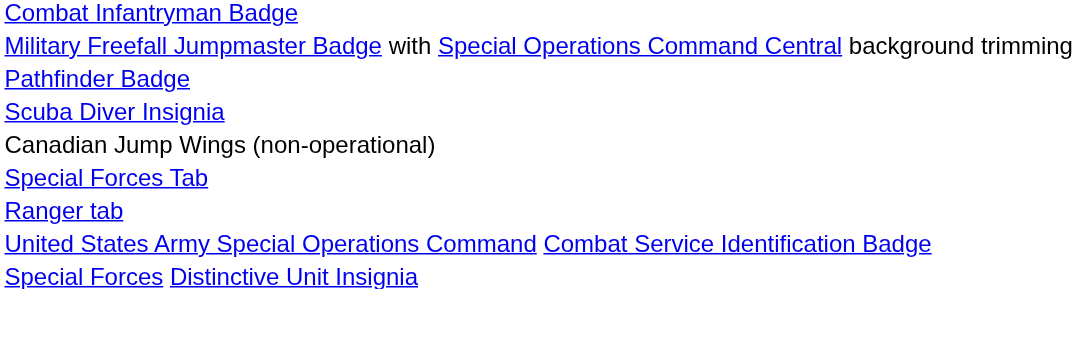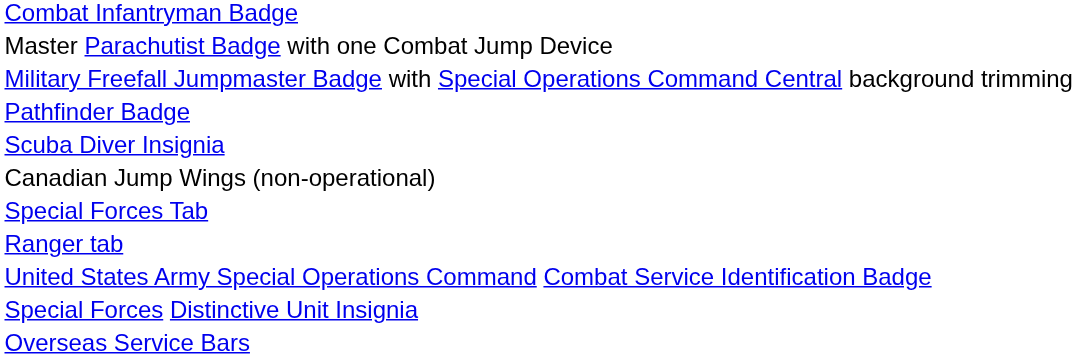+ row: (309, 45)
+ row: (127, 342)
